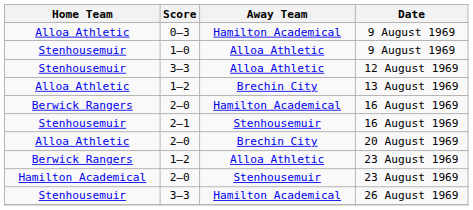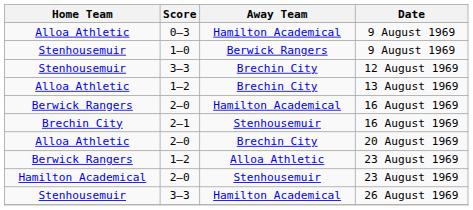(277, 50) Alloa Athletic -> (277, 50) Berwick Rangers
(277, 68) Alloa Athletic -> (277, 68) Brechin City
(82, 123) Stenhousemuir -> (82, 123) Brechin City
